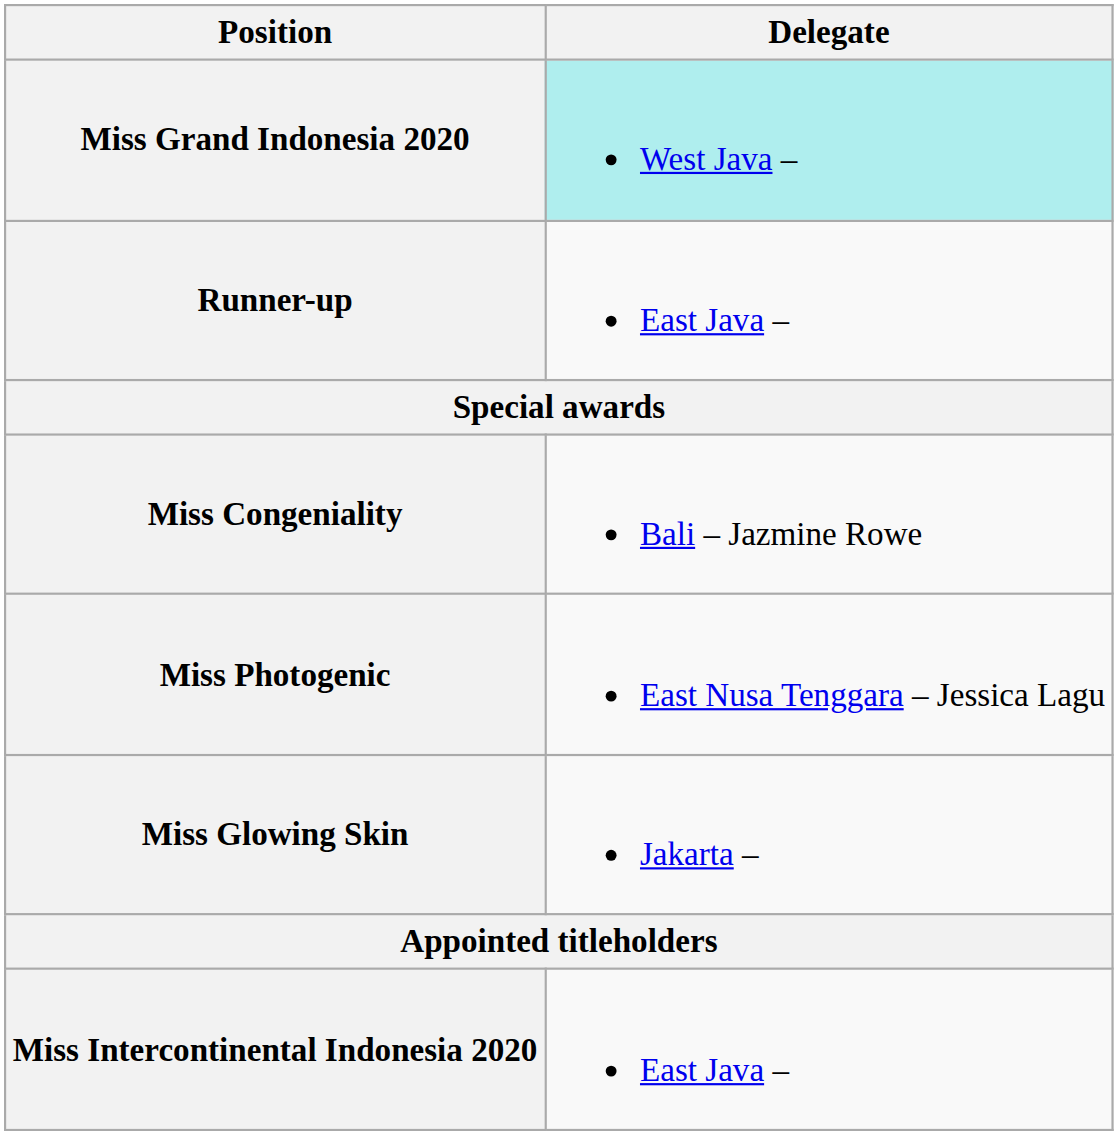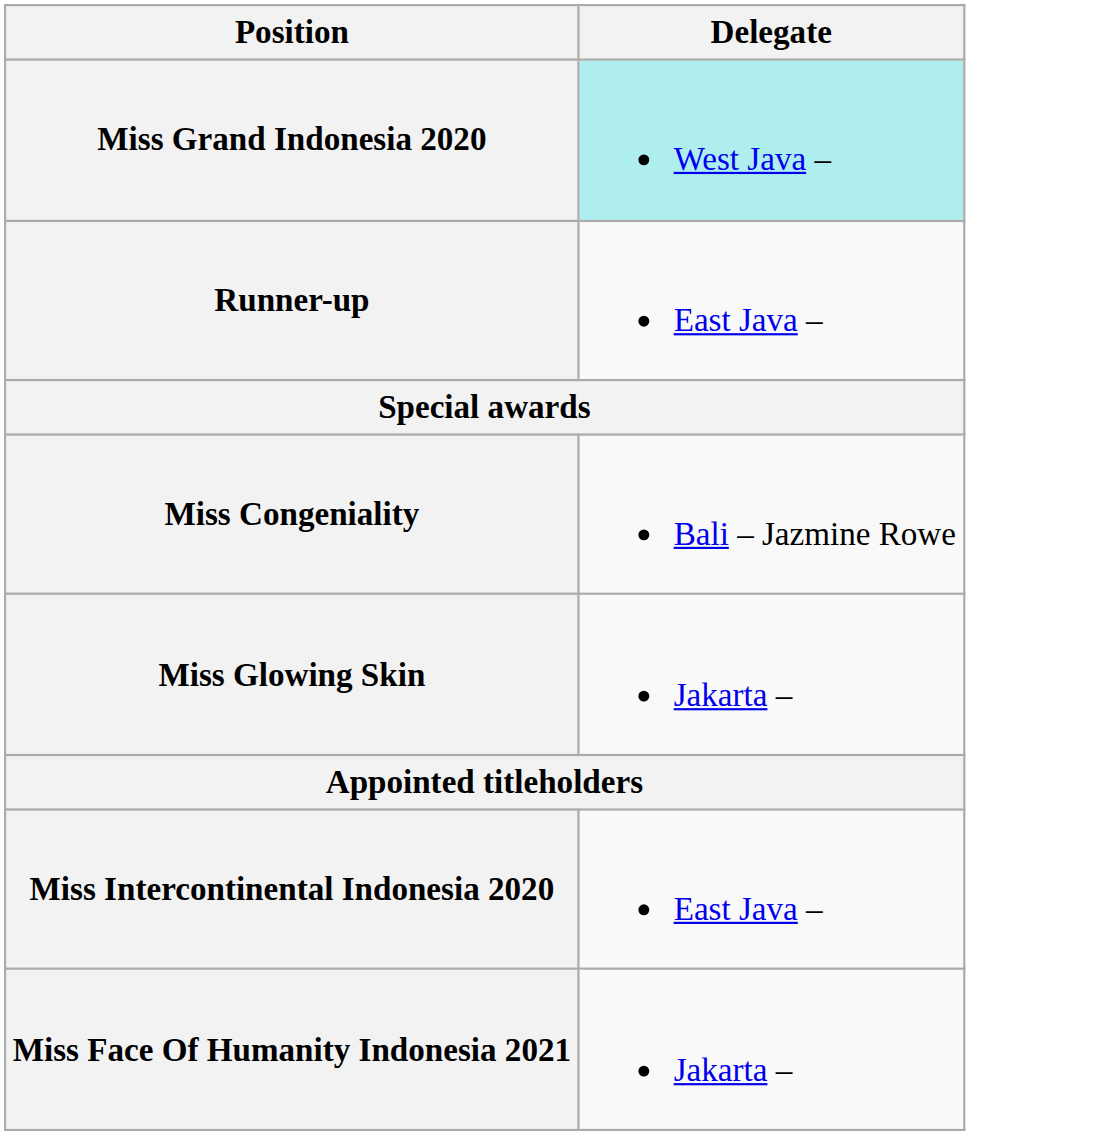- row: (275, 674)
+ row: (292, 1049)
